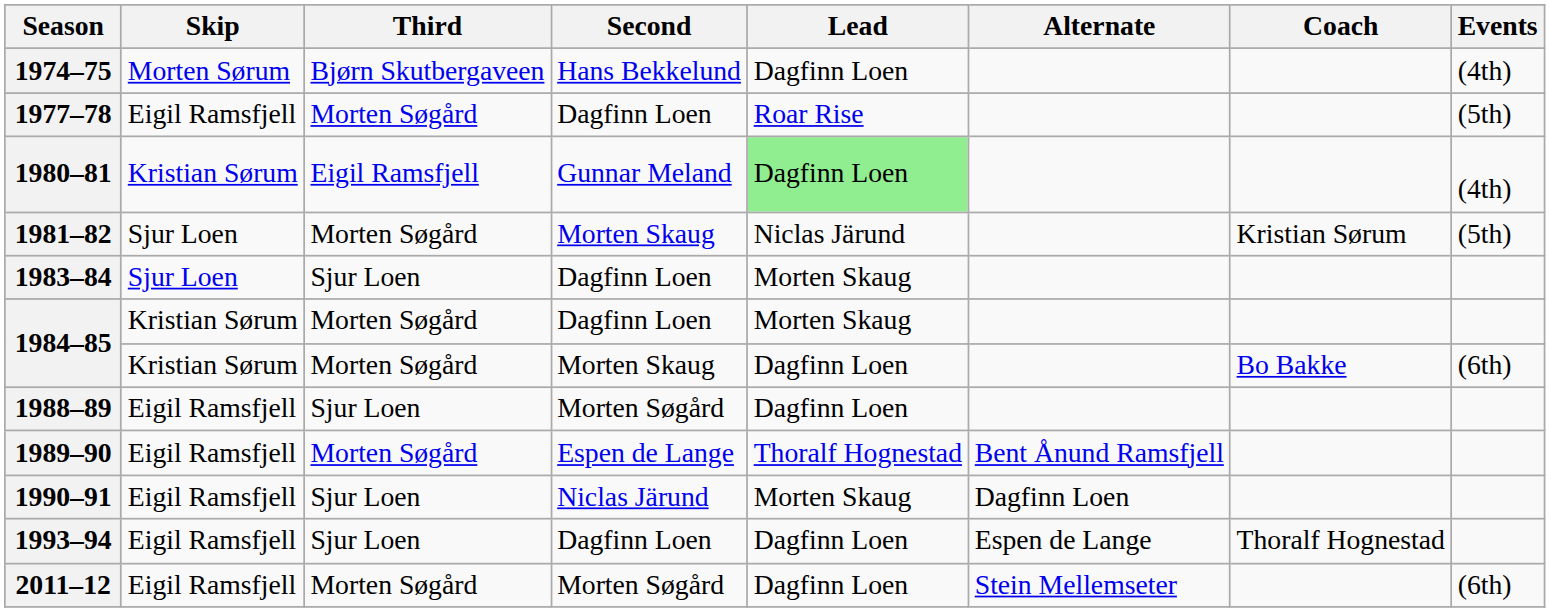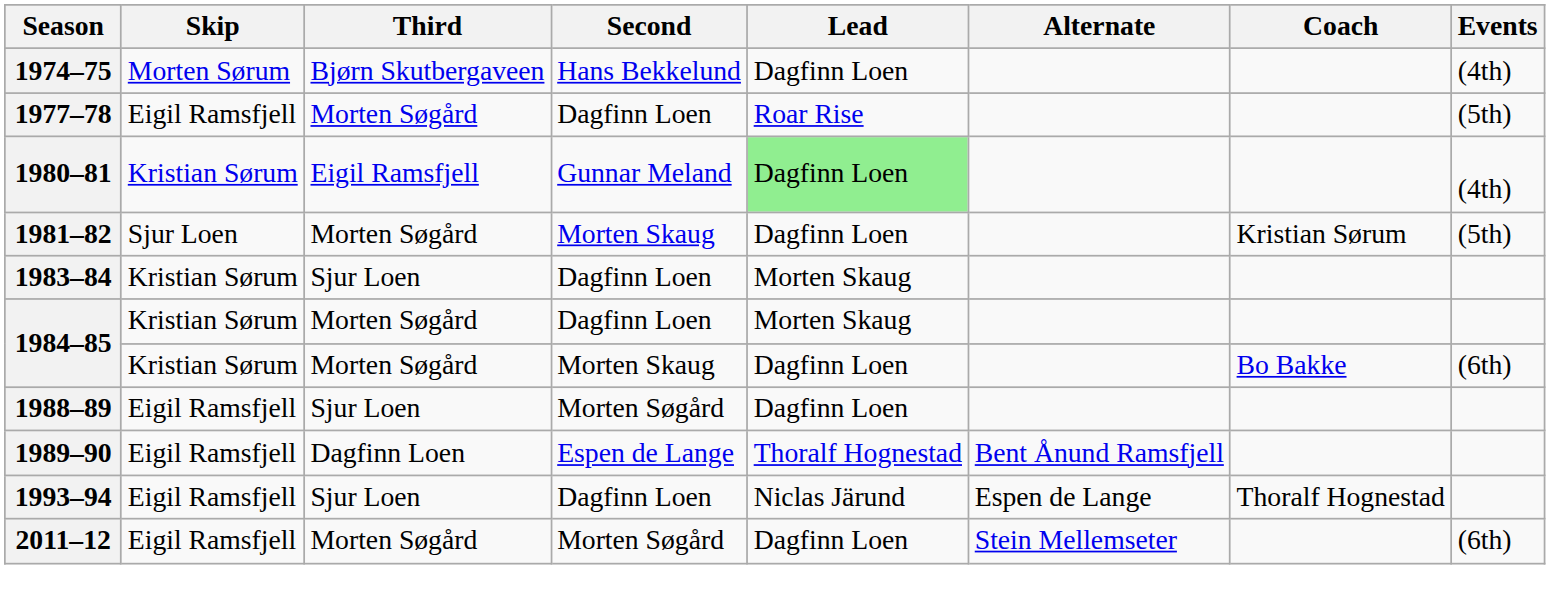(829, 233) Niclas Järund -> (831, 233) Dagfinn Loen
(183, 277) Sjur Loen -> (213, 277) Kristian Sørum
(394, 452) Morten Søgård -> (388, 452) Dagfinn Loen
- row: (63, 496)
(831, 540) Dagfinn Loen -> (829, 496) Niclas Järund
